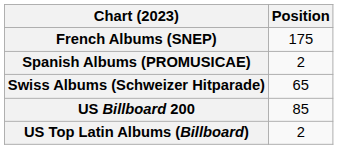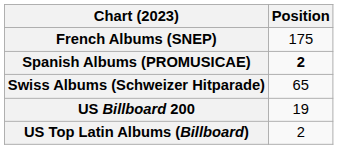(301, 62) normal -> (301, 62) bold
(301, 109) 85 -> (301, 109) 19
